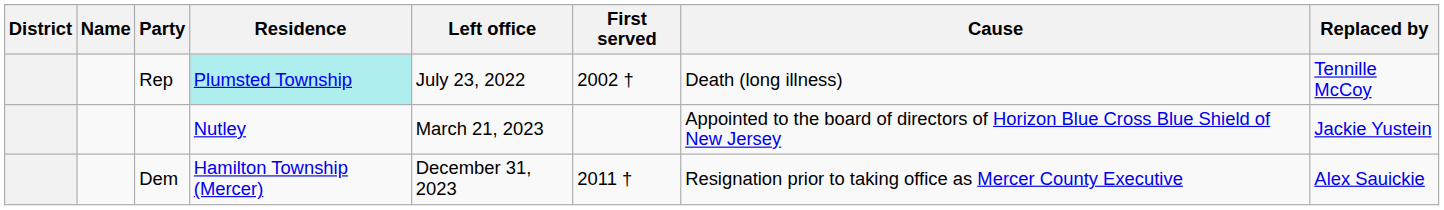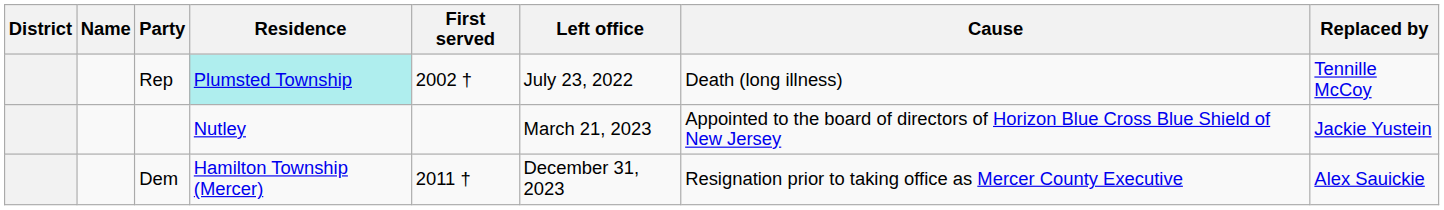columns swapped: (627, 29) <-> (492, 29)
